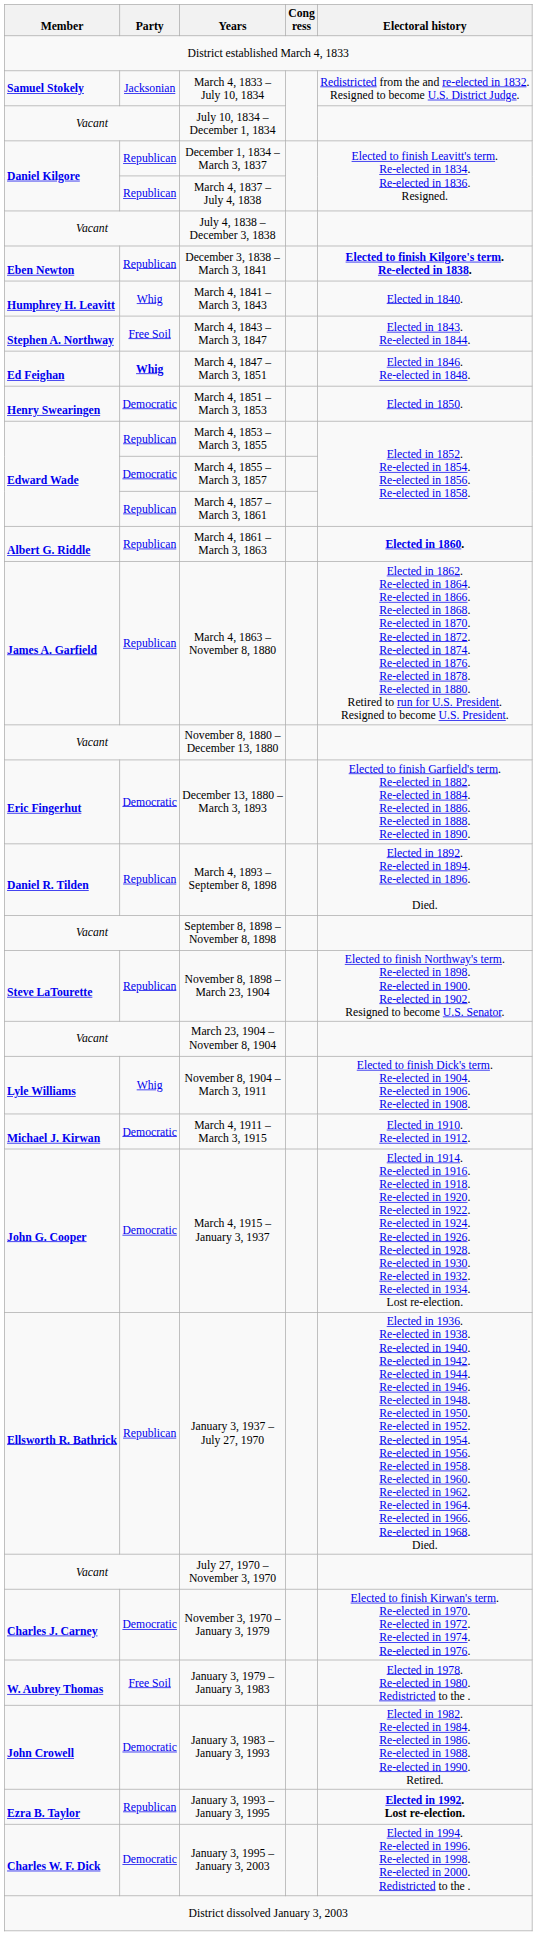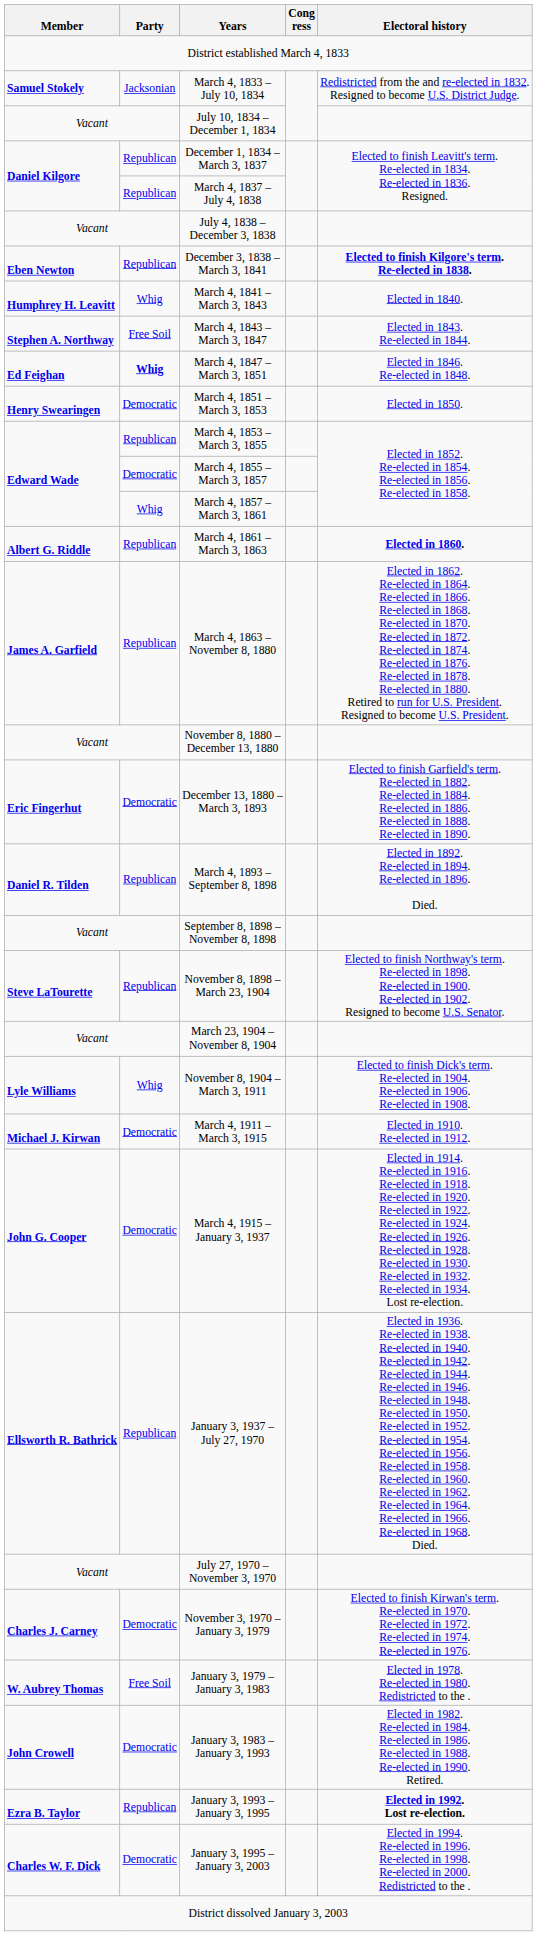(150, 509) Republican -> (150, 509) Whig
